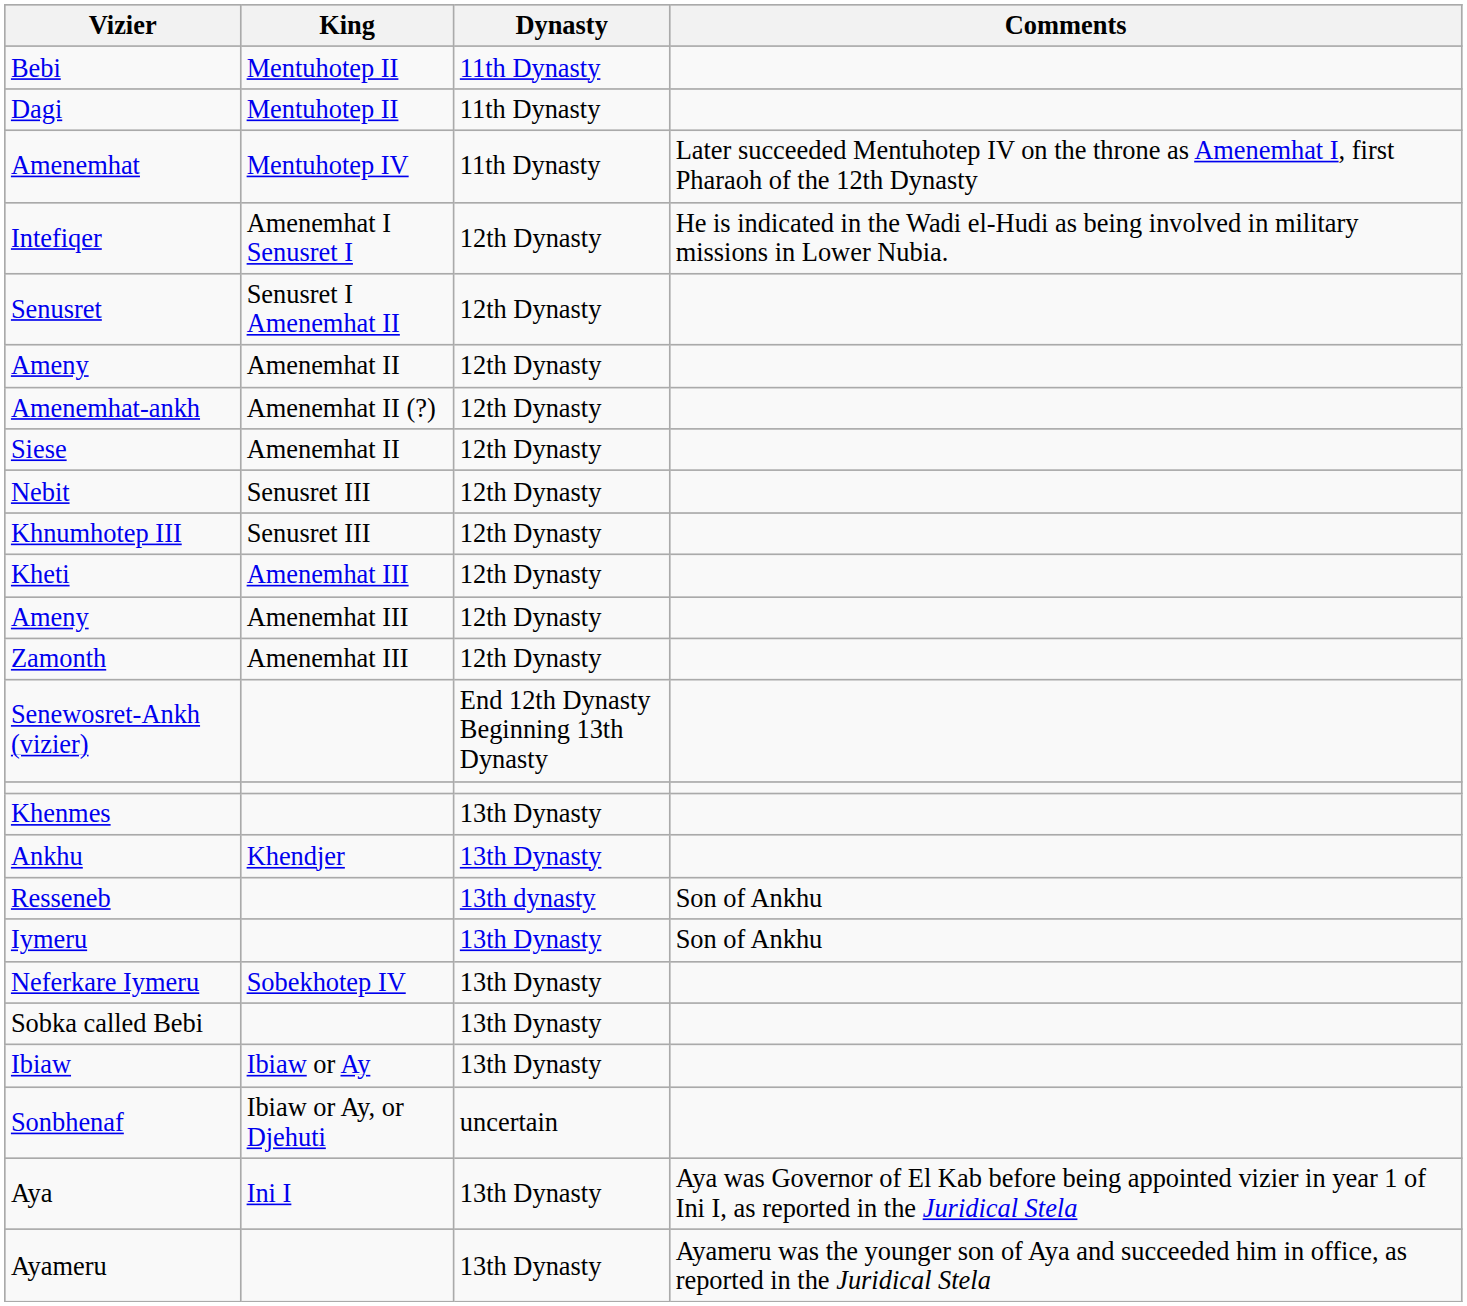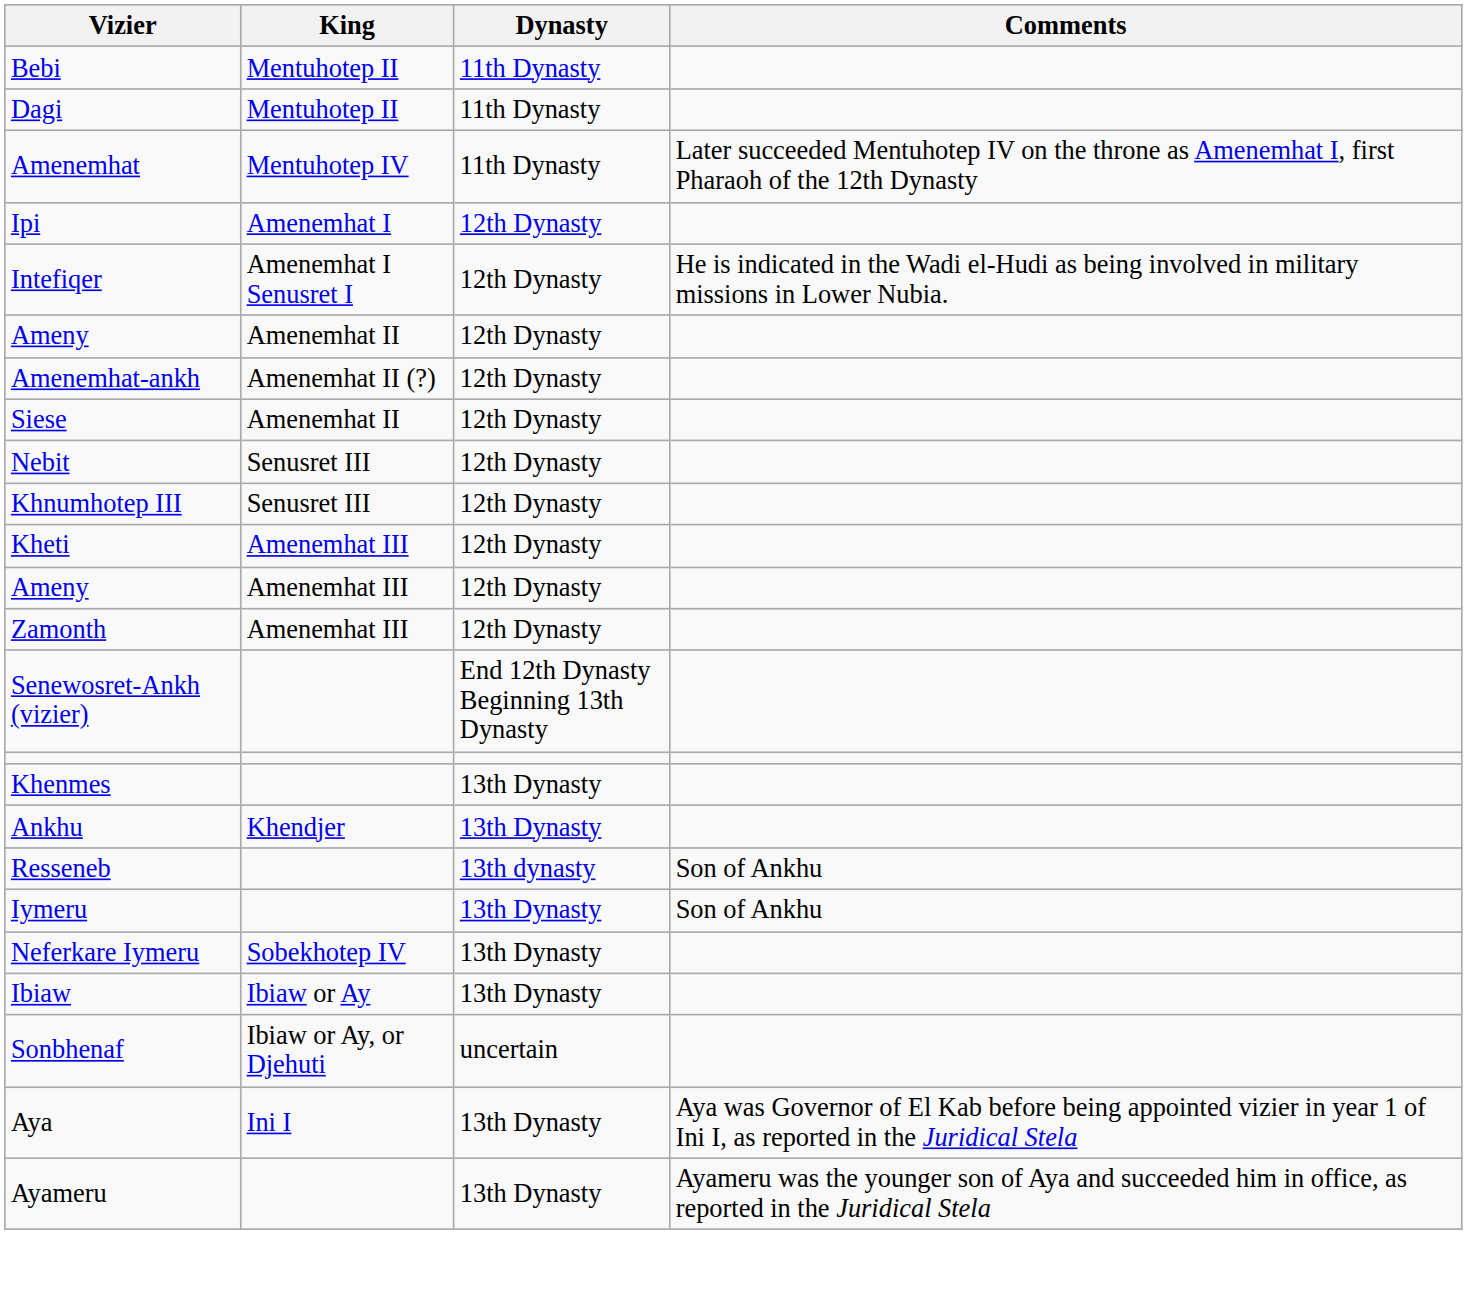+ row: (26, 222)
- row: (56, 309)
- row: (107, 1023)
